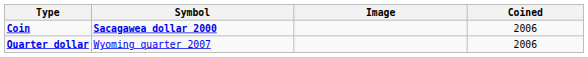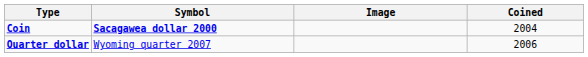(525, 28) 2006 -> (525, 28) 2004
